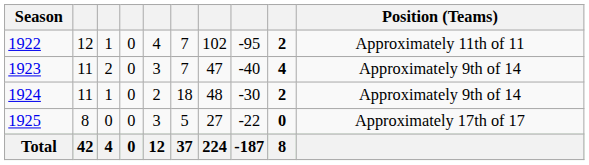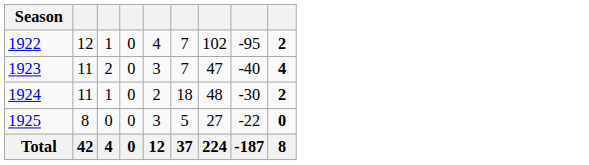- column: (440, 17)
